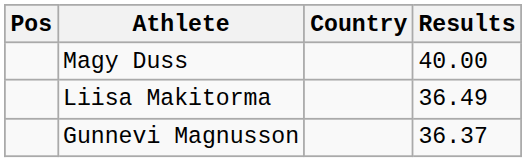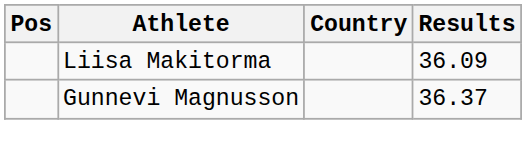- row: (126, 61)
(453, 99) 36.49 -> (453, 61) 36.09
